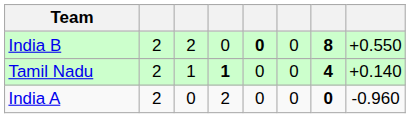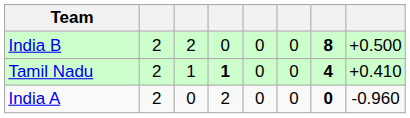(260, 44) bold -> (260, 44) normal
(376, 44) +0.550 -> (376, 44) +0.500
(376, 71) +0.140 -> (376, 71) +0.410
